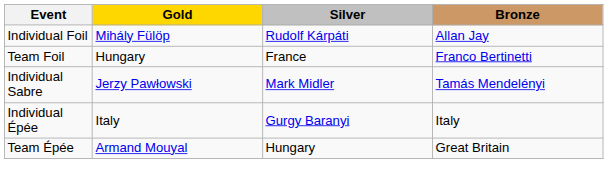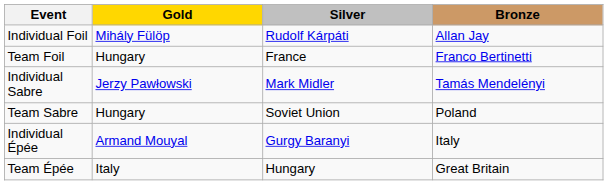+ row: (43, 112)
(108, 120) Italy -> (141, 141) Armand Mouyal
(141, 148) Armand Mouyal -> (108, 169) Italy
